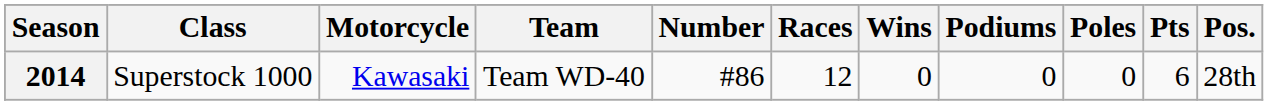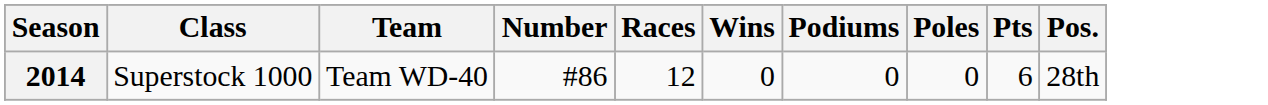- column: (398, 28)
